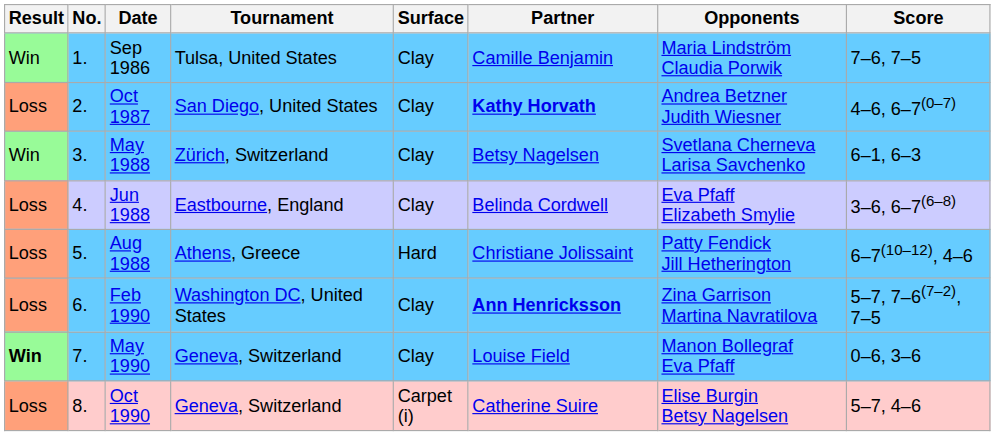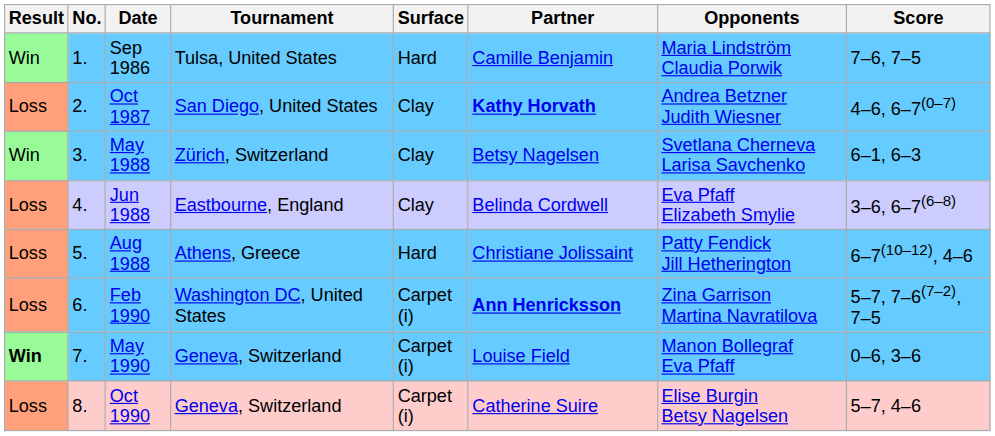(416, 57) Clay -> (417, 57) Hard
(416, 305) Clay -> (425, 305) Carpet (i)
(416, 356) Clay -> (425, 356) Carpet (i)
